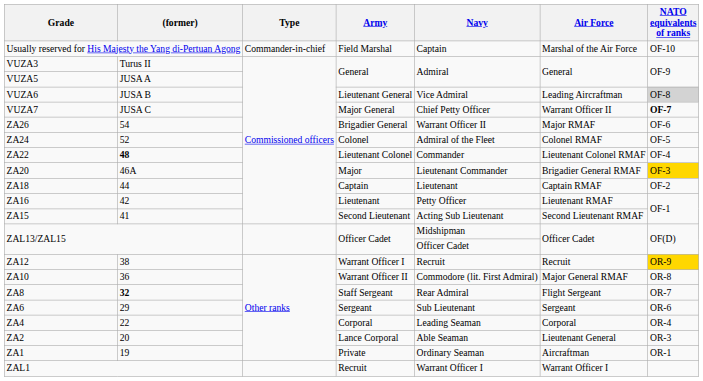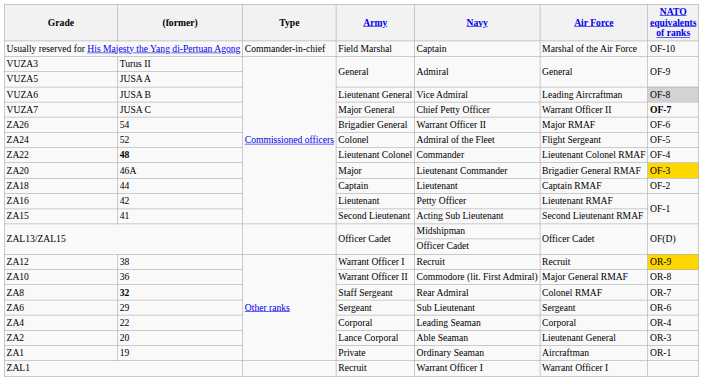(572, 140) Colonel RMAF -> (571, 140) Flight Sergeant
(571, 292) Flight Sergeant -> (572, 292) Colonel RMAF
